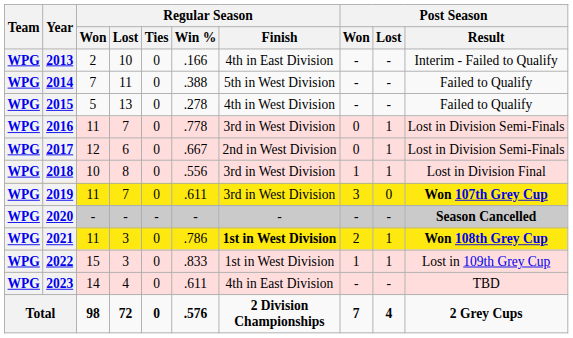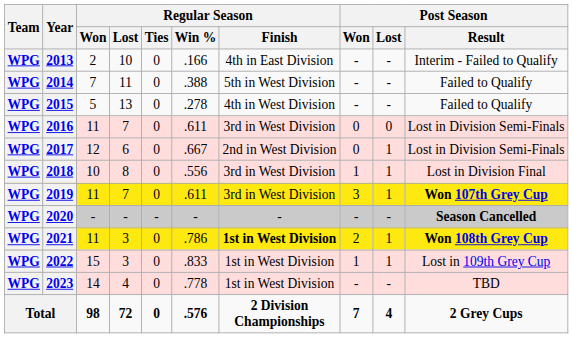(195, 127) .778 -> (195, 127) .611
(389, 127) 1 -> (389, 127) 0
(389, 194) 0 -> (389, 194) 1
(195, 283) .611 -> (195, 283) .778
(279, 283) 4th in East Division -> (279, 283) 1st in West Division
